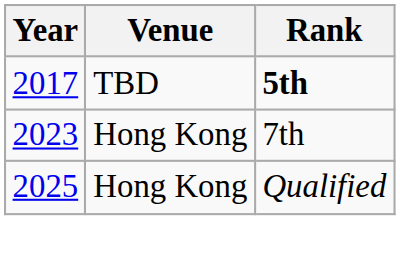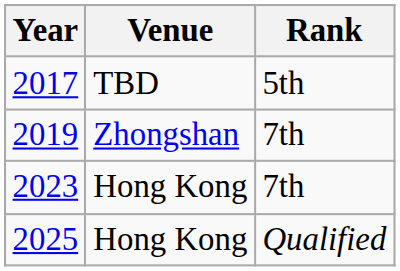(285, 82) bold -> (283, 82) normal
+ row: (45, 134)
